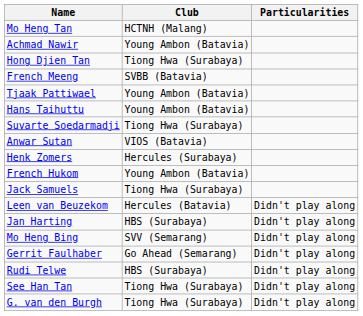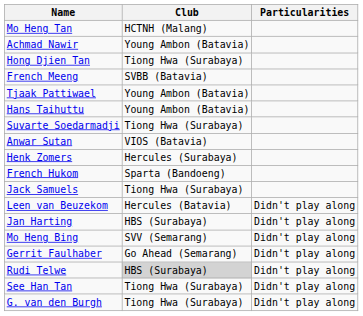(187, 173) Young Ambon (Batavia) -> (175, 173) Sparta (Bandoeng)
(166, 270) no background -> (166, 270) lightgrey background
